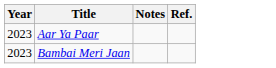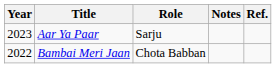+ column: (171, 14)
(20, 53) 2023 -> (20, 53) 2022
